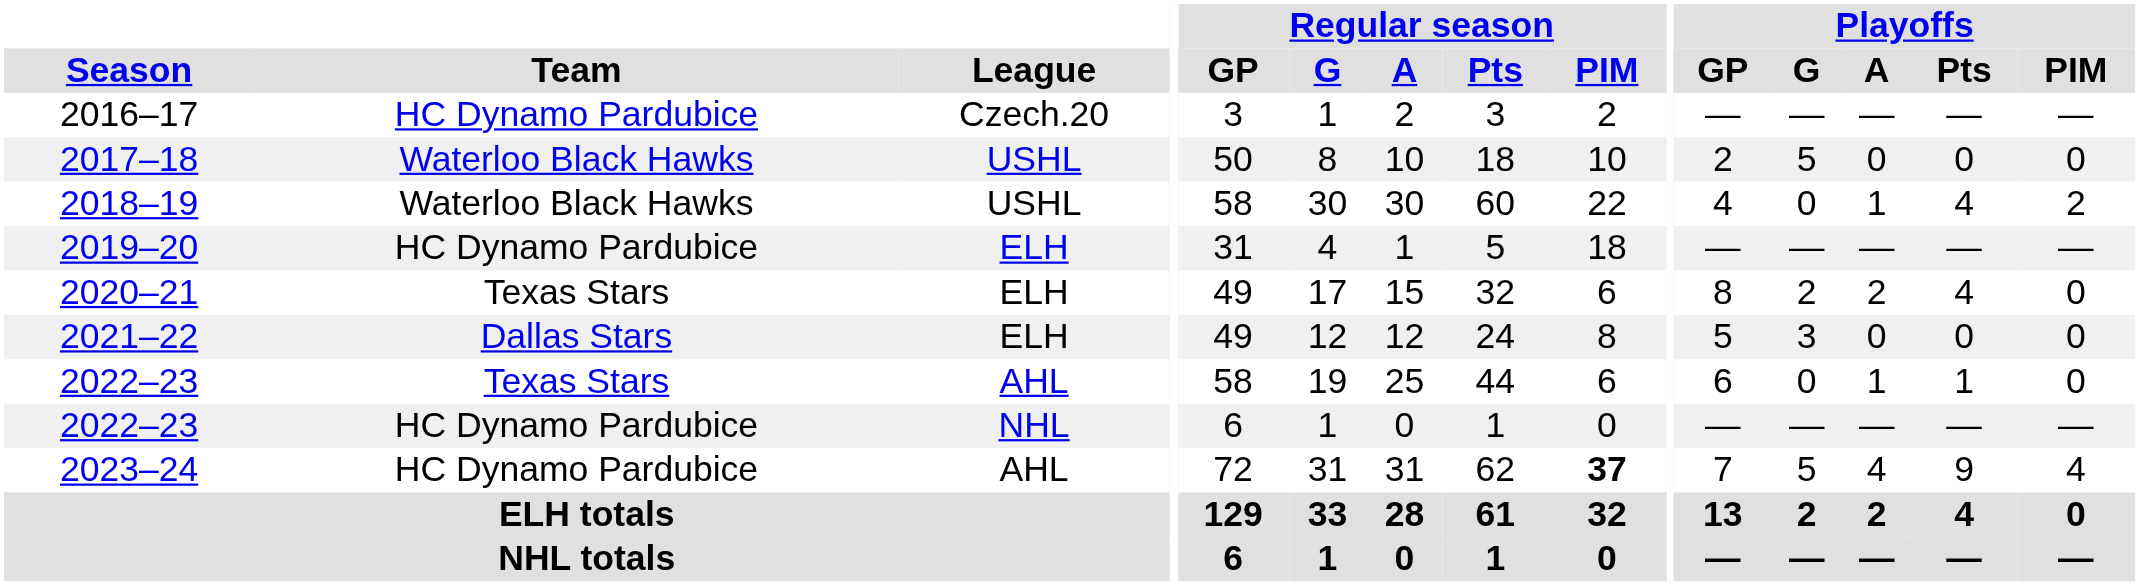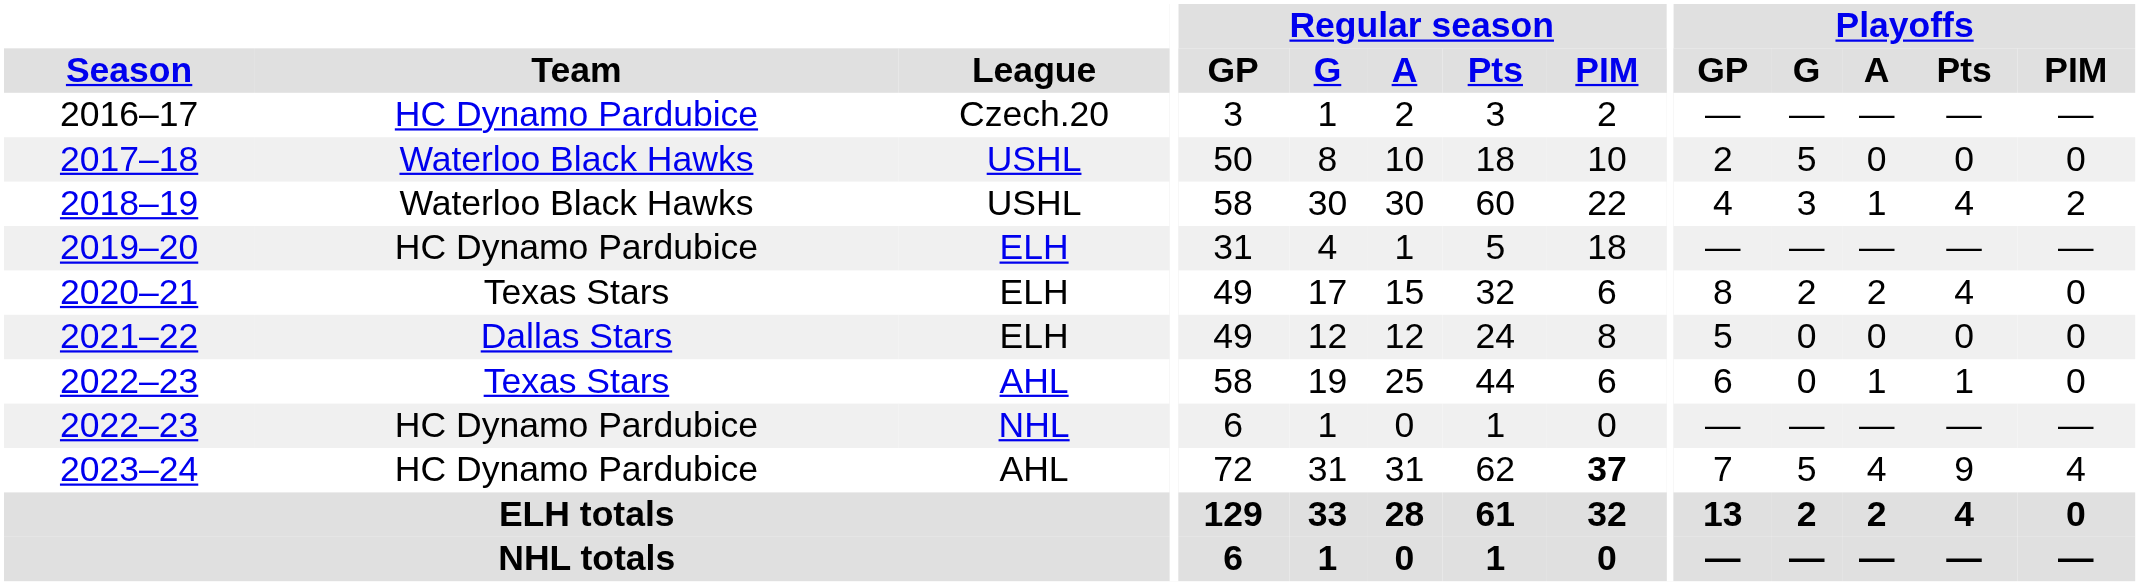(1807, 203) 0 -> (1807, 203) 3
(1807, 336) 3 -> (1807, 336) 0
